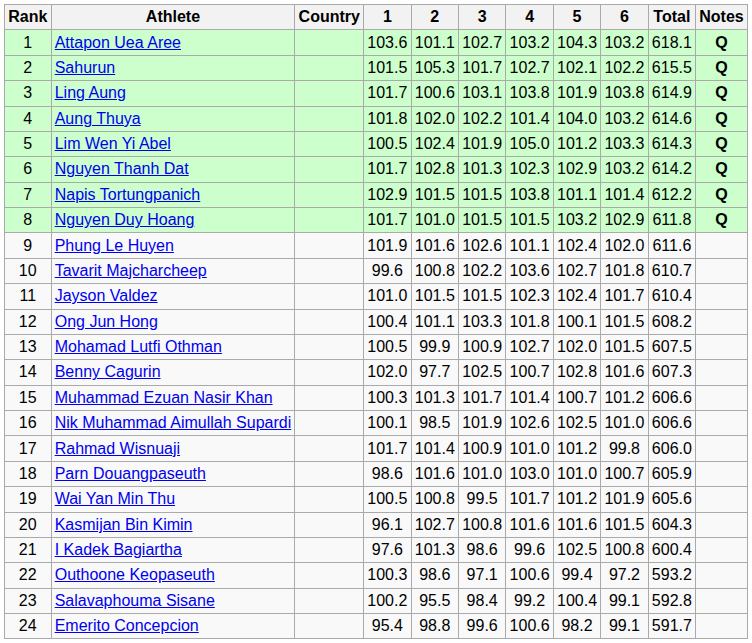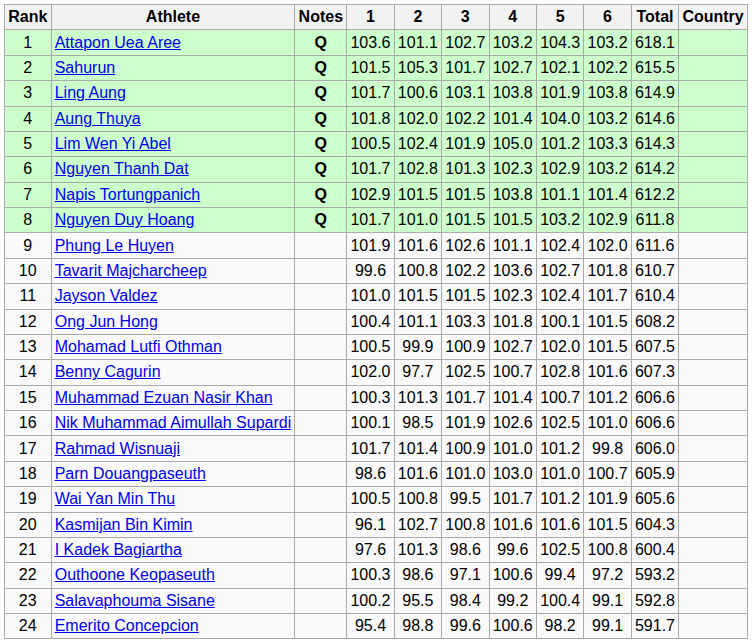columns swapped: (329, 17) <-> (721, 17)
